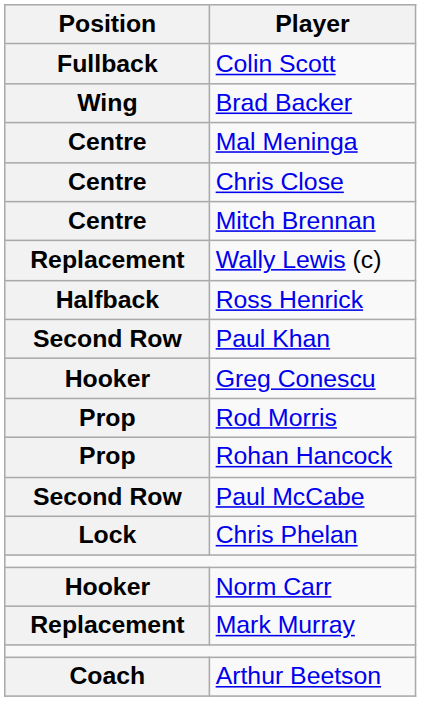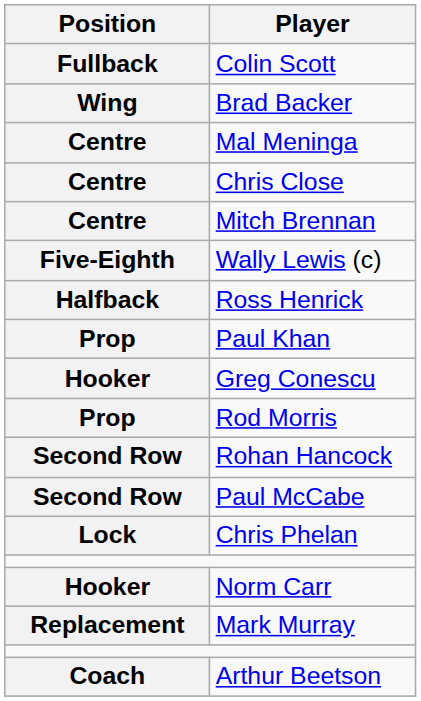(107, 260) Replacement -> (107, 260) Five-Eighth
(107, 338) Second Row -> (107, 338) Prop
(107, 456) Prop -> (107, 456) Second Row
